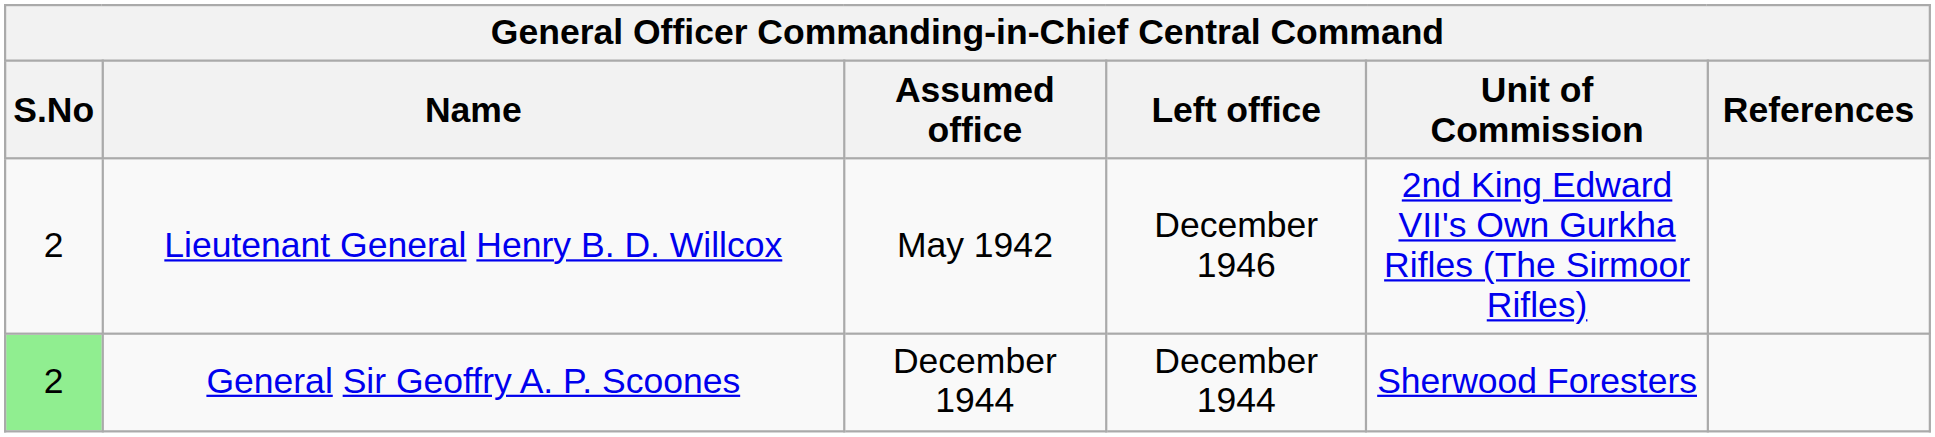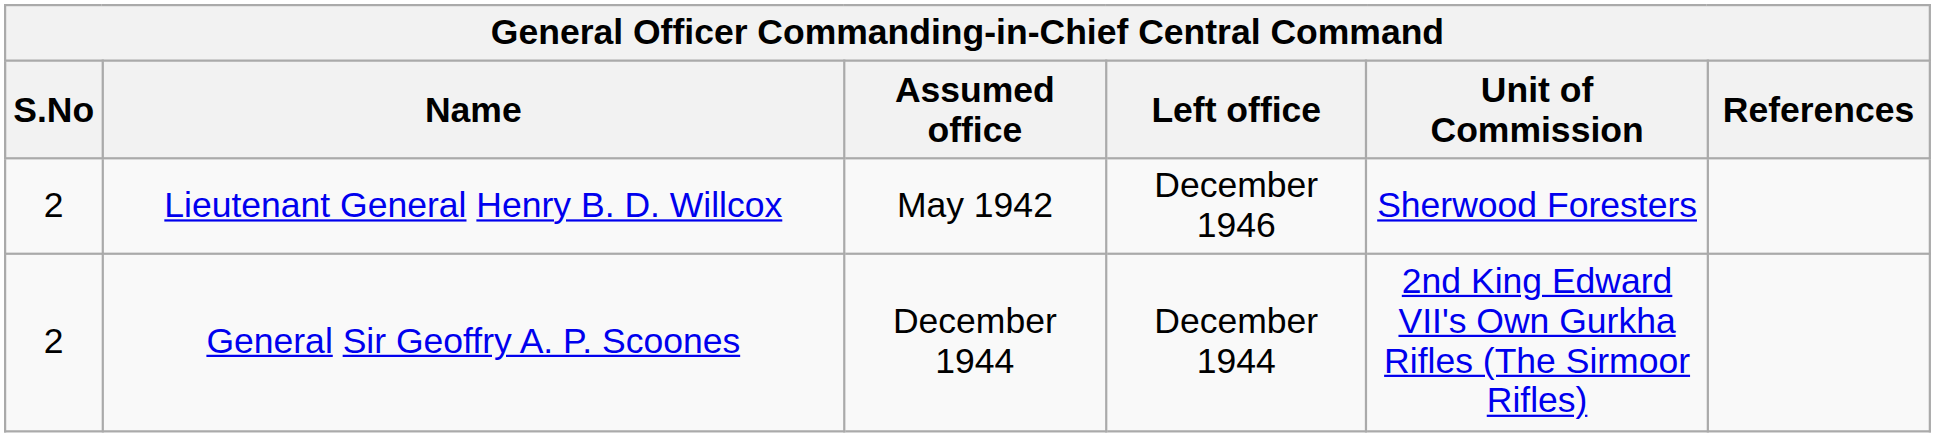(1537, 245) 2nd King Edward VII's Own Gurkha Rifles (The Sirmoor Rifles) -> (1537, 205) Sherwood Foresters
(54, 381) lightgreen background -> (54, 341) no background
(1537, 381) Sherwood Foresters -> (1537, 341) 2nd King Edward VII's Own Gurkha Rifles (The Sirmoor Rifles)
